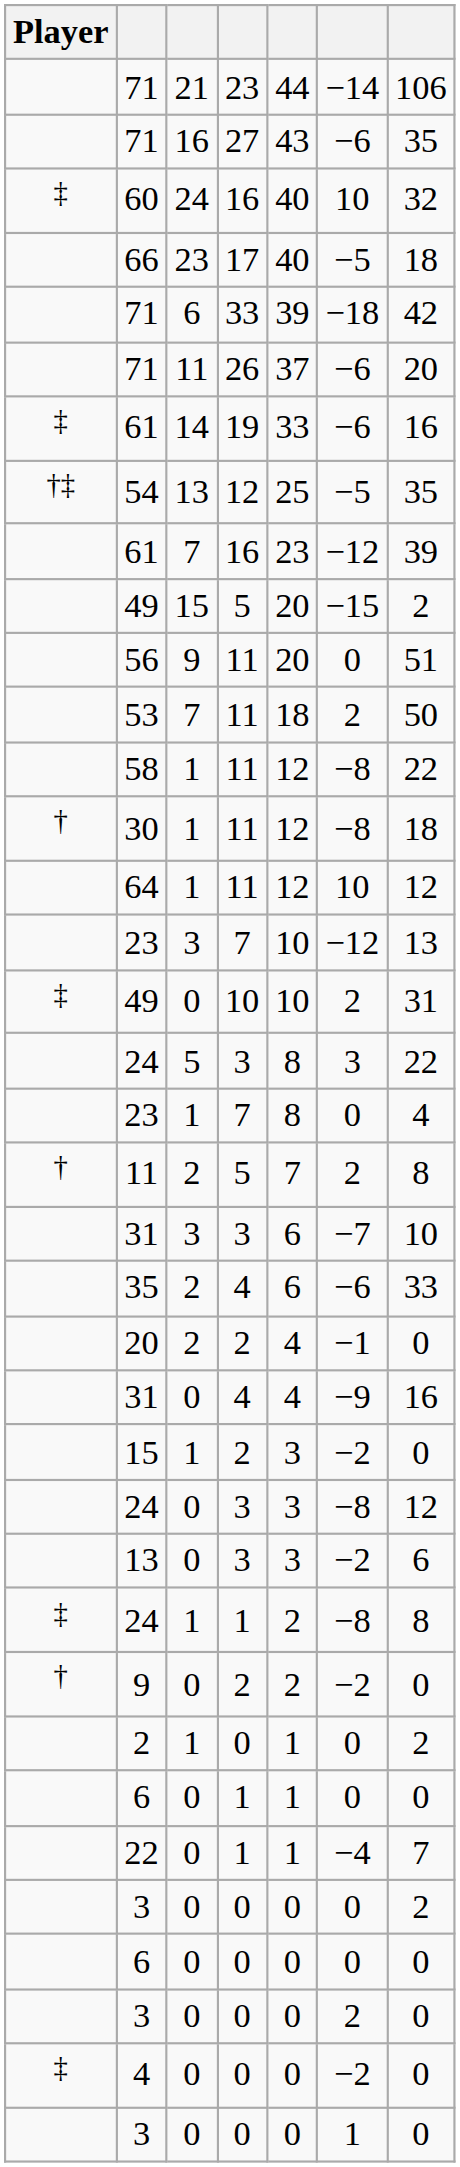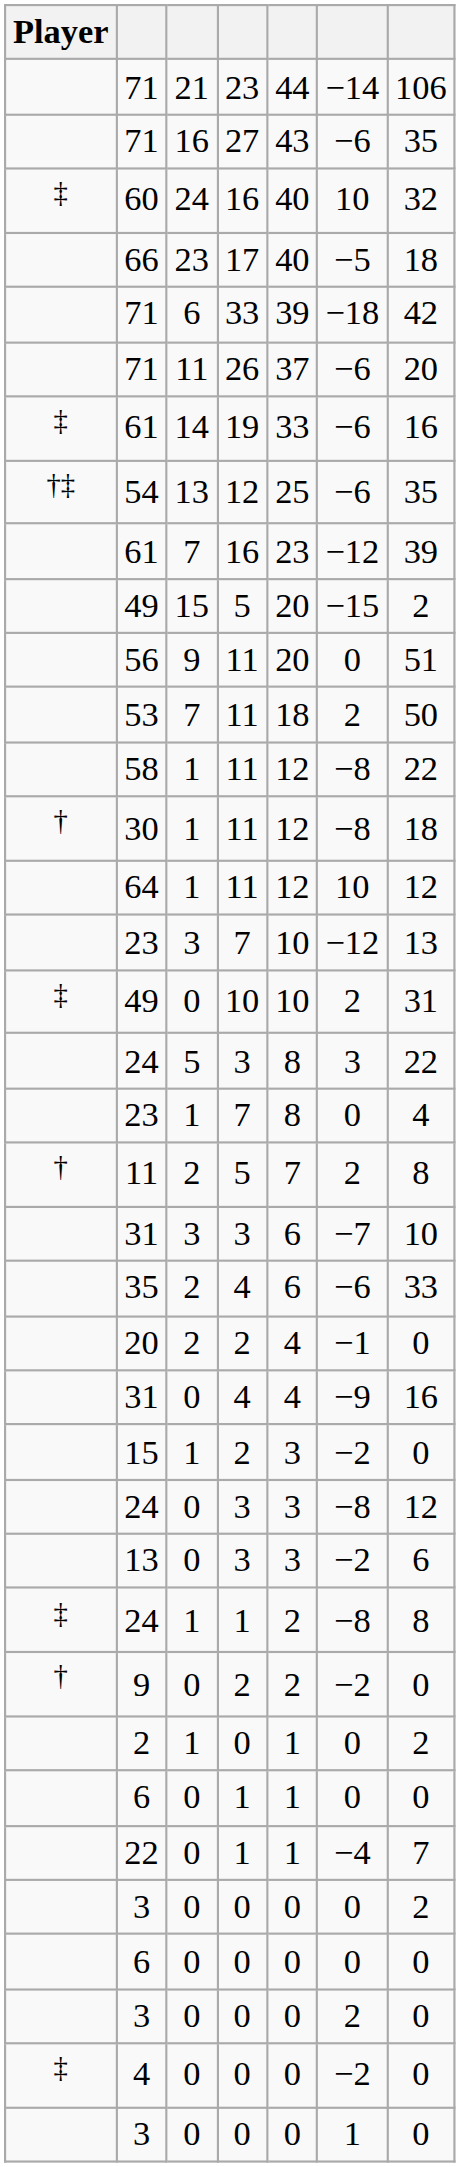(352, 491) −5 -> (352, 491) −6
